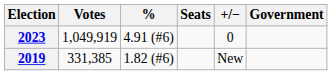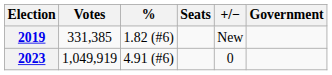rows swapped: (32, 59) <-> (32, 37)
